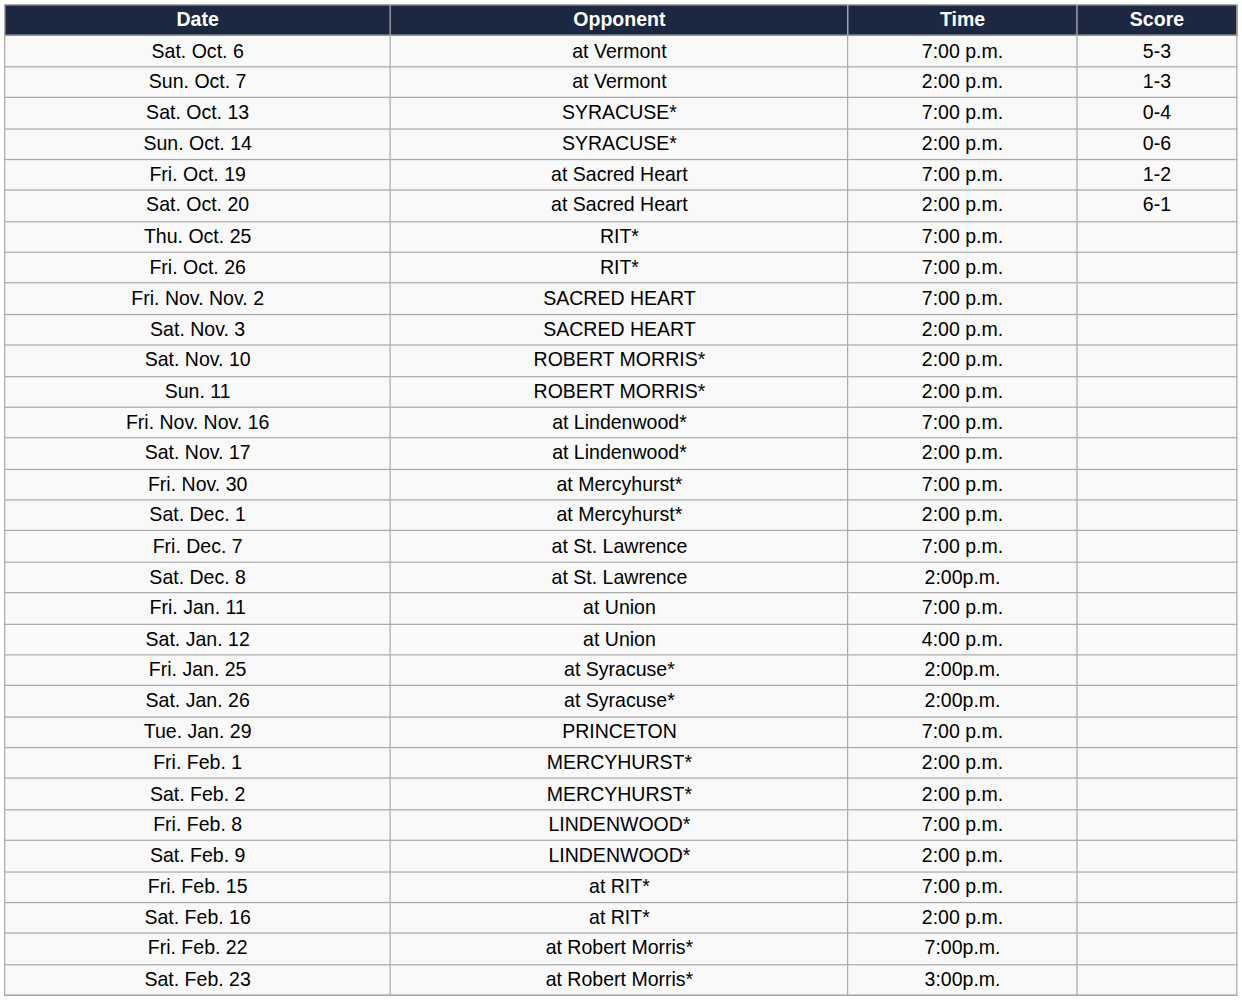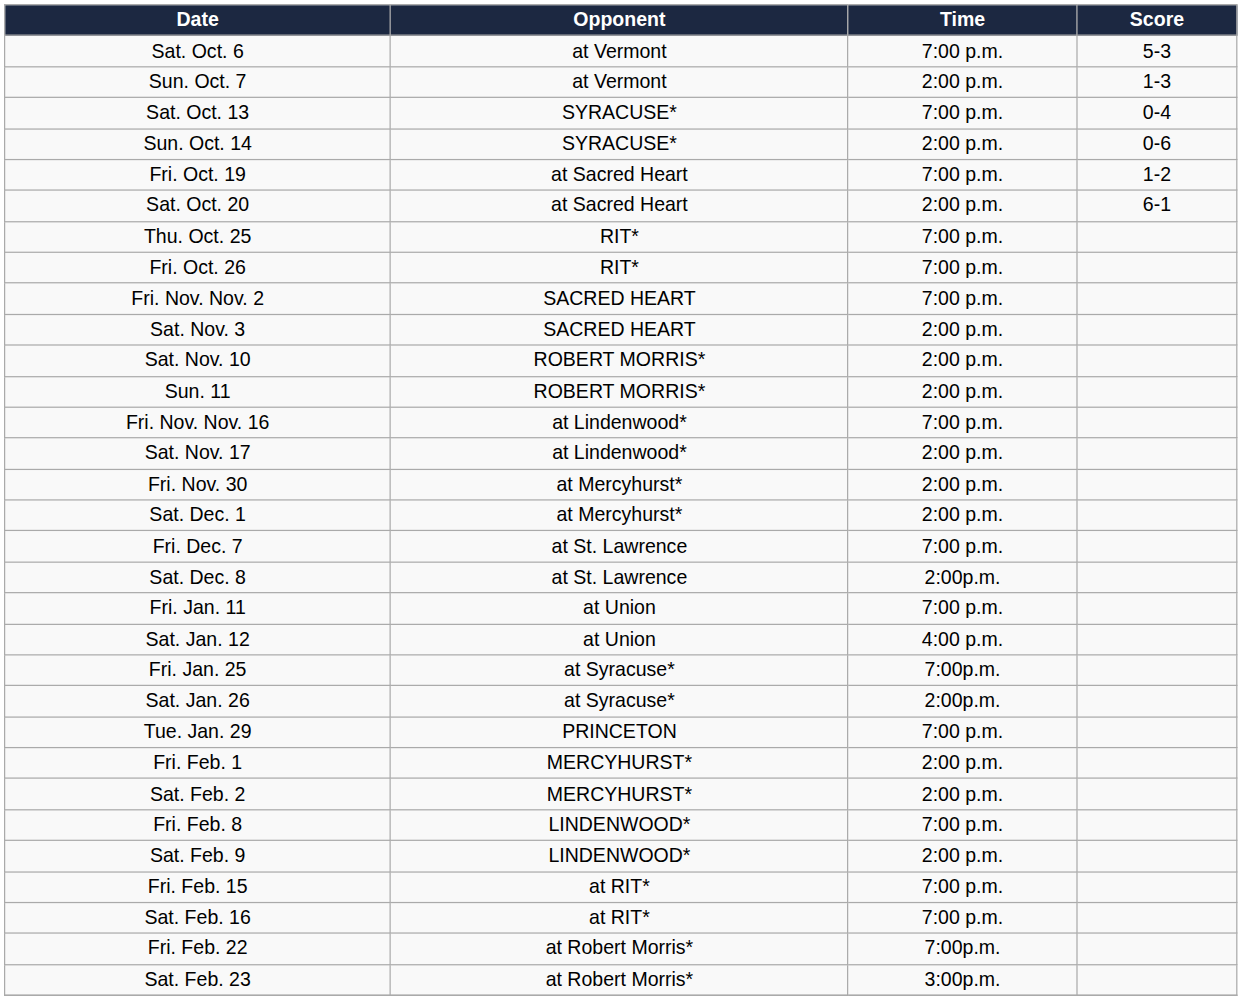(963, 484) 7:00 p.m. -> (963, 484) 2:00 p.m.
(963, 670) 2:00p.m. -> (963, 670) 7:00p.m.
(963, 917) 2:00 p.m. -> (963, 917) 7:00 p.m.
